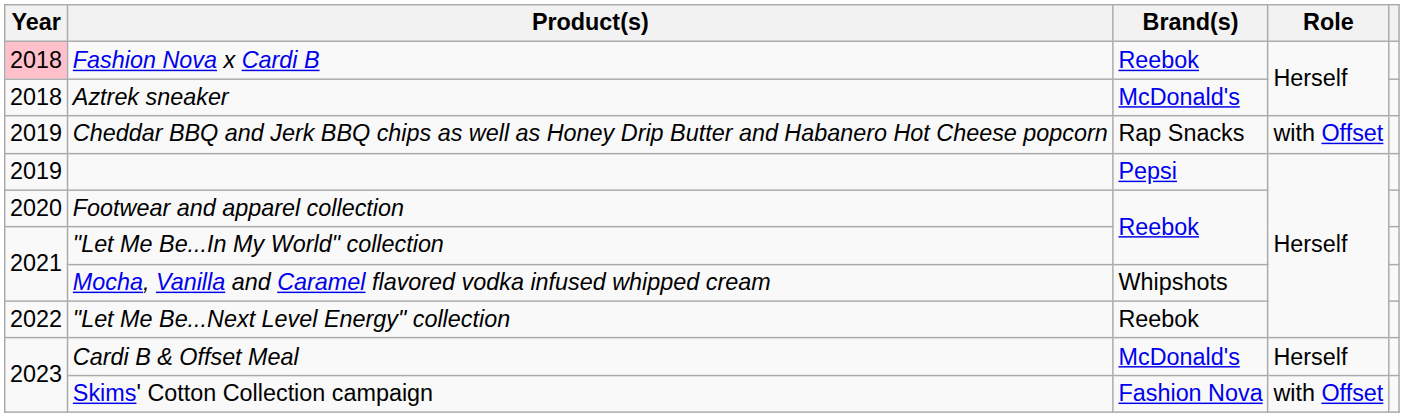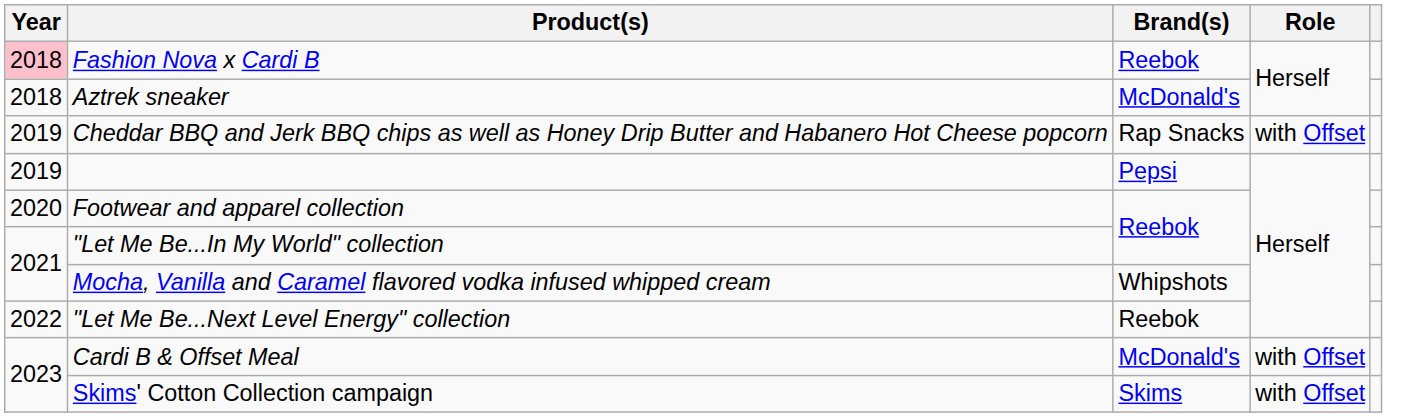(1310, 356) Herself -> (1310, 356) with Offset
(1191, 393) Fashion Nova -> (1150, 393) Skims
